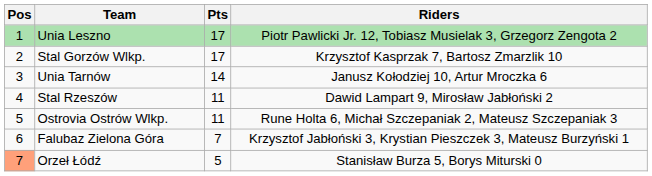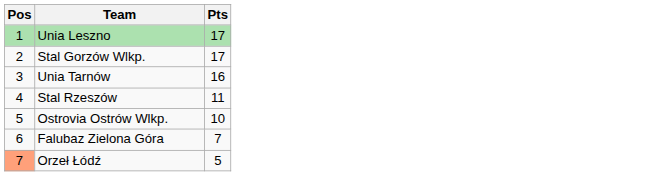- column: (439, 14)
(218, 77) 14 -> (218, 77) 16
(218, 118) 11 -> (218, 118) 10
